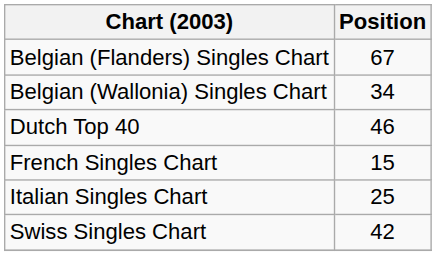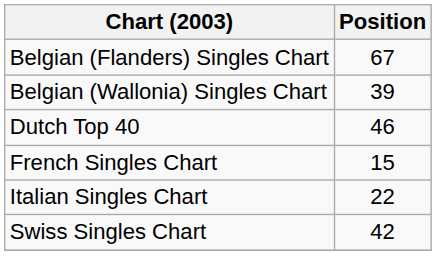(383, 92) 34 -> (383, 92) 39
(383, 197) 25 -> (383, 197) 22
